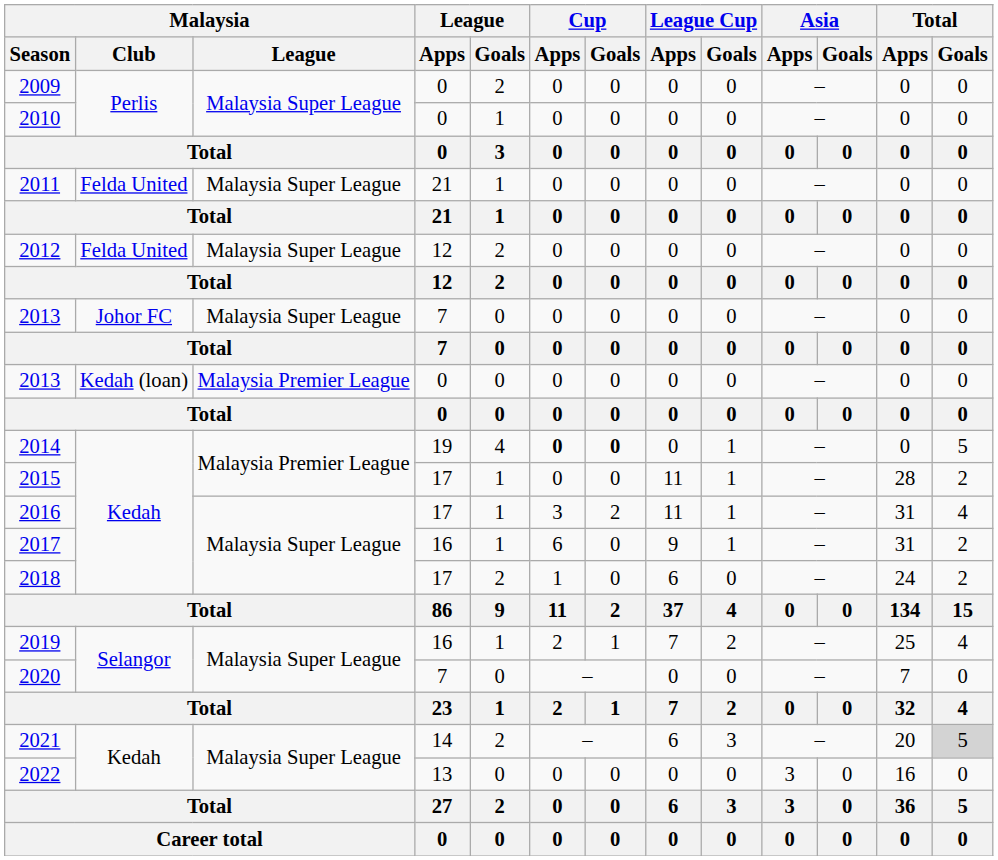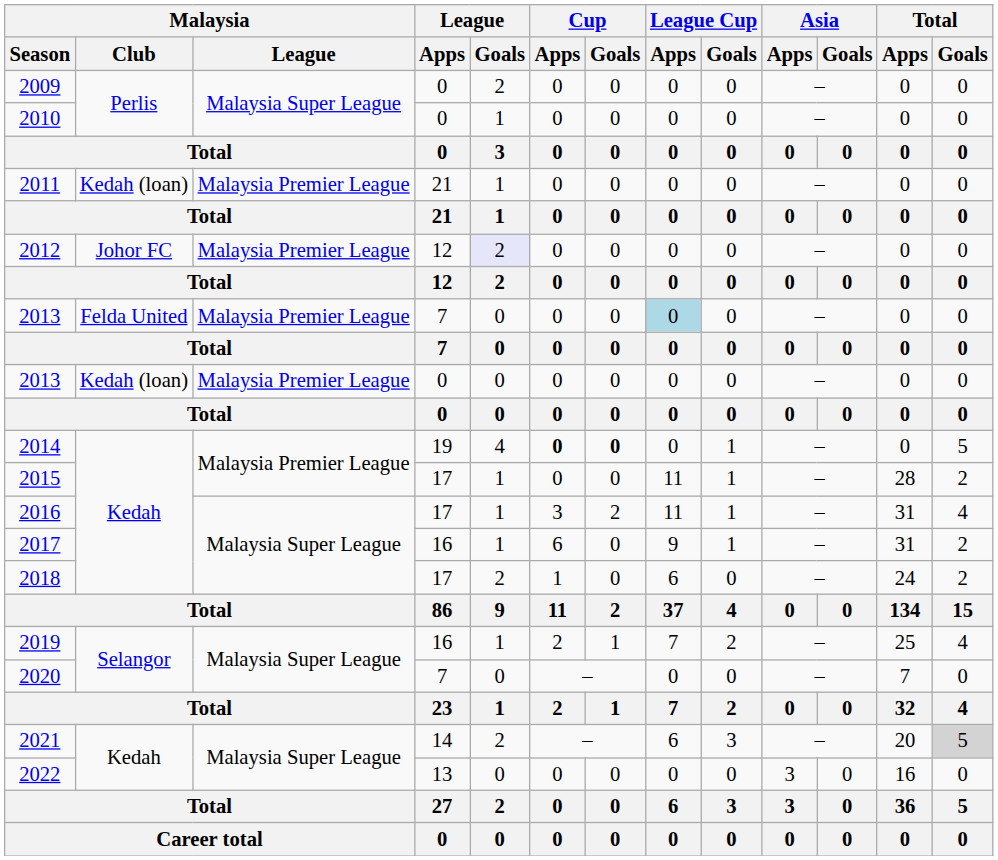(134, 184) Felda United -> (134, 184) Kedah (loan)
(304, 184) Malaysia Super League -> (304, 184) Malaysia Premier League
(134, 250) Felda United -> (134, 250) Johor FC
(304, 250) Malaysia Super League -> (304, 250) Malaysia Premier League
(500, 250) no background -> (500, 250) lavender background
(134, 315) Johor FC -> (134, 315) Felda United
(304, 315) Malaysia Super League -> (304, 315) Malaysia Premier League
(673, 315) no background -> (673, 315) lightblue background
